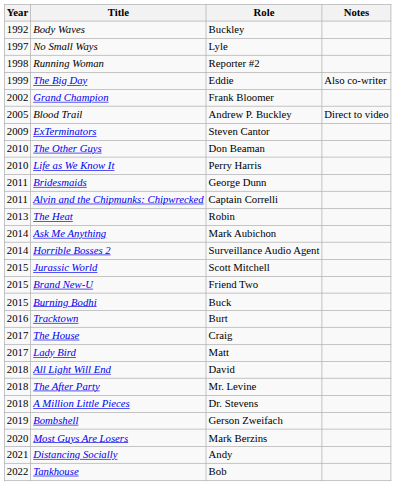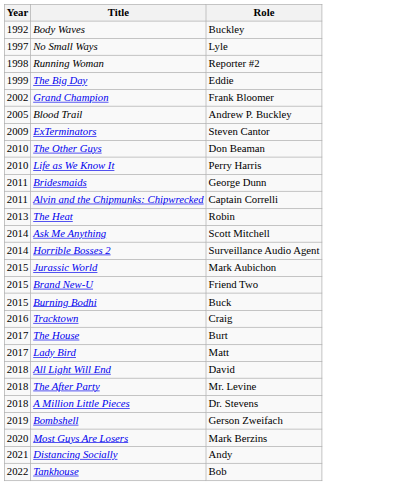- column: (356, 13)
(242, 234) Mark Aubichon -> (239, 234) Scott Mitchell
(239, 268) Scott Mitchell -> (242, 268) Mark Aubichon
(218, 319) Burt -> (221, 319) Craig
(221, 336) Craig -> (218, 336) Burt
